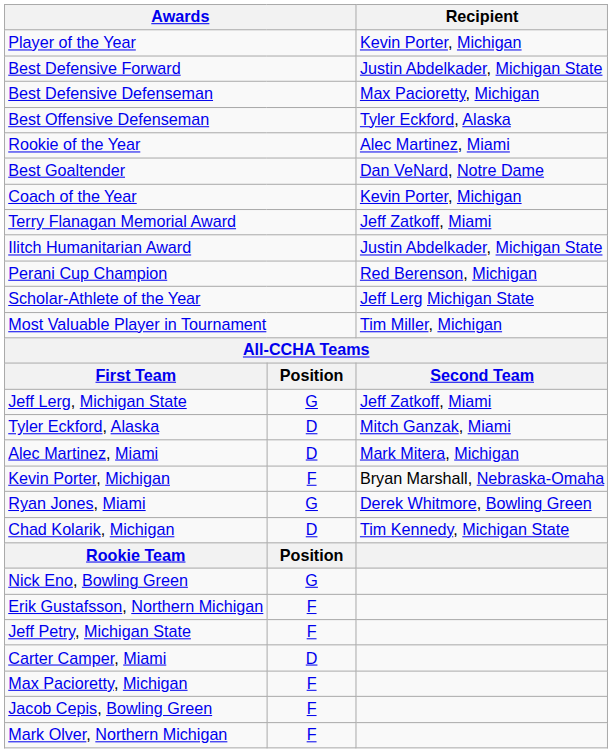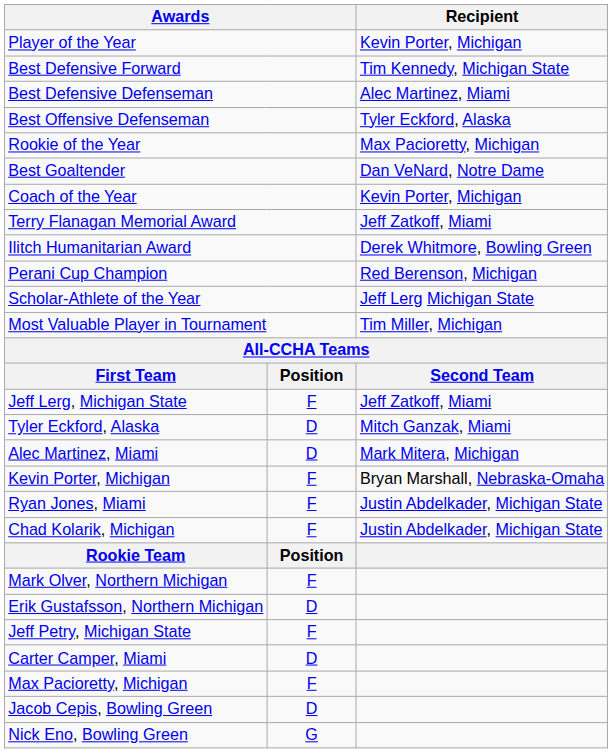(481, 68) Justin Abdelkader, Michigan State -> (465, 68) Tim Kennedy, Michigan State
(450, 94) Max Pacioretty, Michigan -> (435, 94) Alec Martinez, Miami
(435, 145) Alec Martinez, Miami -> (450, 145) Max Pacioretty, Michigan
(481, 247) Justin Abdelkader, Michigan State -> (476, 247) Derek Whitmore, Bowling Green
(312, 401) G -> (312, 401) F
(312, 504) G -> (312, 504) F
(476, 504) Derek Whitmore, Bowling Green -> (481, 504) Justin Abdelkader, Michigan State
(312, 529) D -> (312, 529) F
(465, 529) Tim Kennedy, Michigan State -> (481, 529) Justin Abdelkader, Michigan State
rows swapped: (98, 581) <-> (118, 734)
(312, 606) F -> (312, 606) D
(312, 709) F -> (312, 709) D
